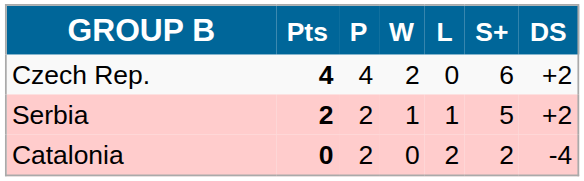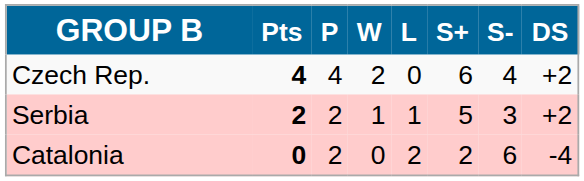+ column: (500, 30)
